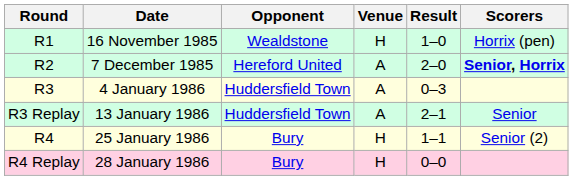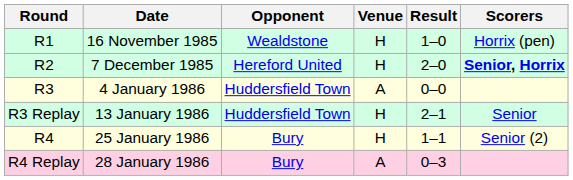(380, 65) A -> (380, 65) H
(434, 89) 0–3 -> (434, 89) 0–0
(380, 114) A -> (380, 114) H
(380, 162) H -> (380, 162) A
(434, 162) 0–0 -> (434, 162) 0–3
